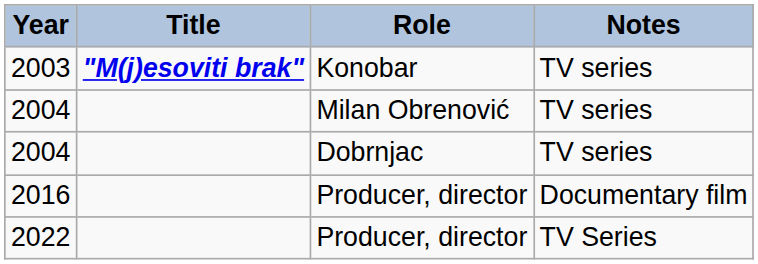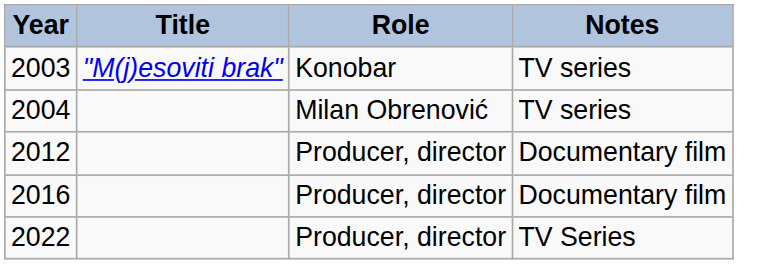(193, 68) bold -> (183, 68) normal
- row: (41, 152)
+ row: (41, 152)
